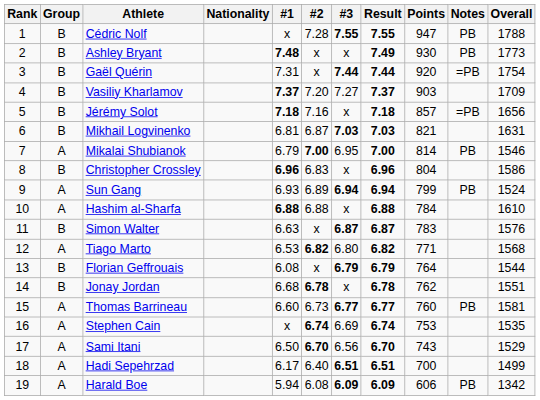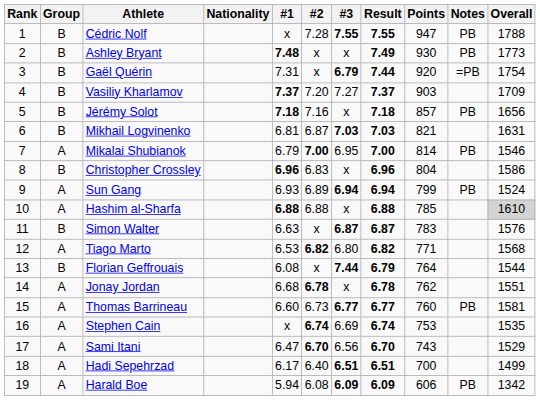(346, 72) 7.44 -> (346, 72) 6.79
(468, 111) =PB -> (468, 111) PB
(426, 209) 784 -> (426, 209) 785
(511, 209) no background -> (511, 209) lightgrey background
(346, 268) 6.79 -> (346, 268) 7.44
(62, 287) B -> (62, 287) A
(287, 346) 6.50 -> (287, 346) 6.47
